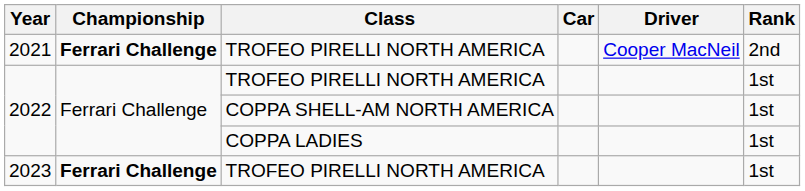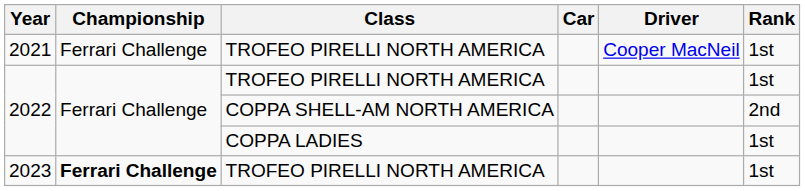(138, 49) bold -> (134, 49) normal
(764, 49) 2nd -> (761, 49) 1st
(761, 110) 1st -> (764, 110) 2nd
